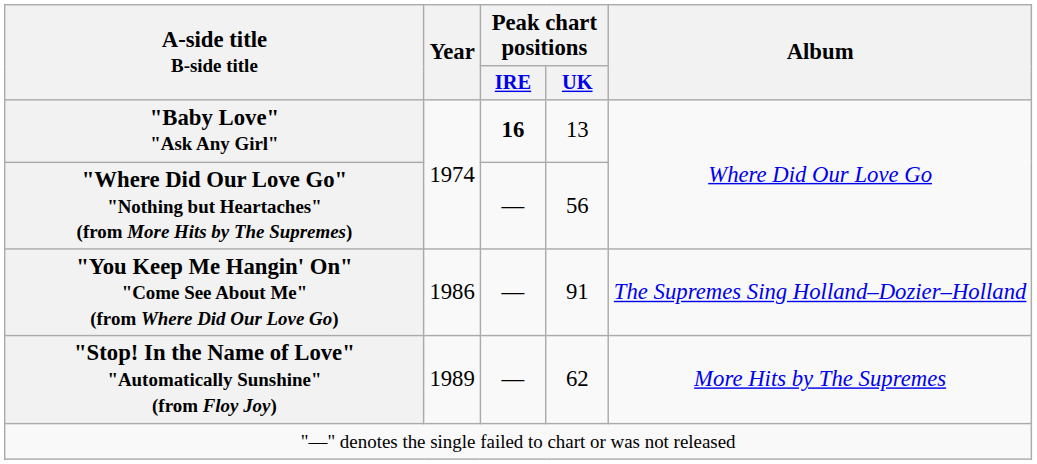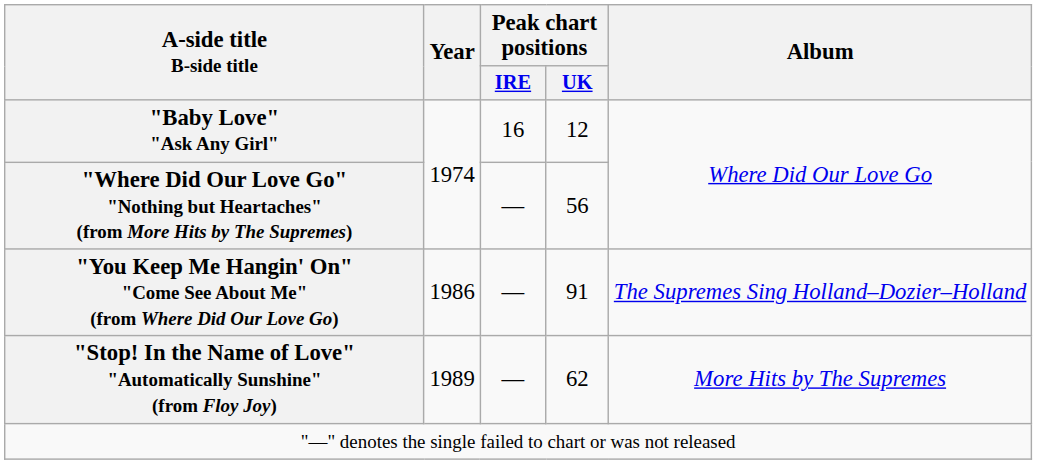(513, 130) bold -> (513, 130) normal
(577, 130) 13 -> (577, 130) 12
